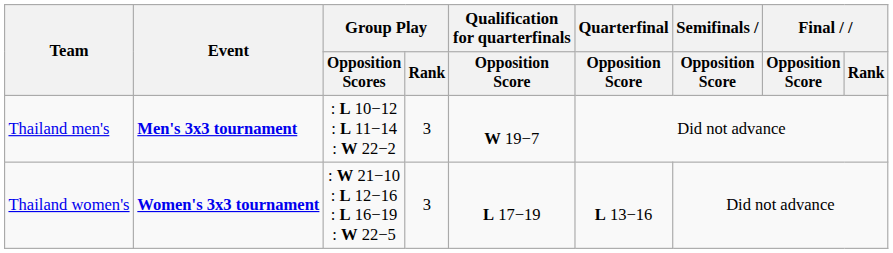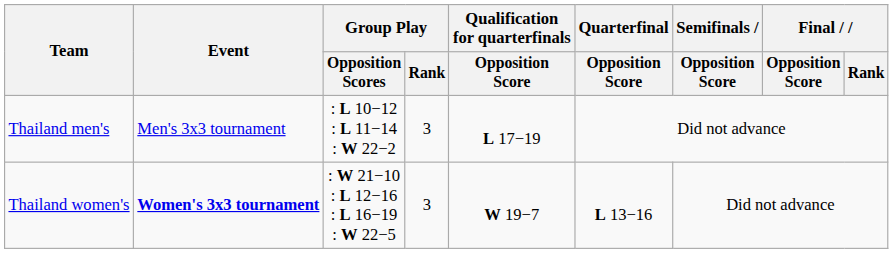(217, 129) bold -> (211, 129) normal
(512, 138) W 19−7 -> (512, 138) L 17−19
(512, 215) L 17−19 -> (512, 215) W 19−7
